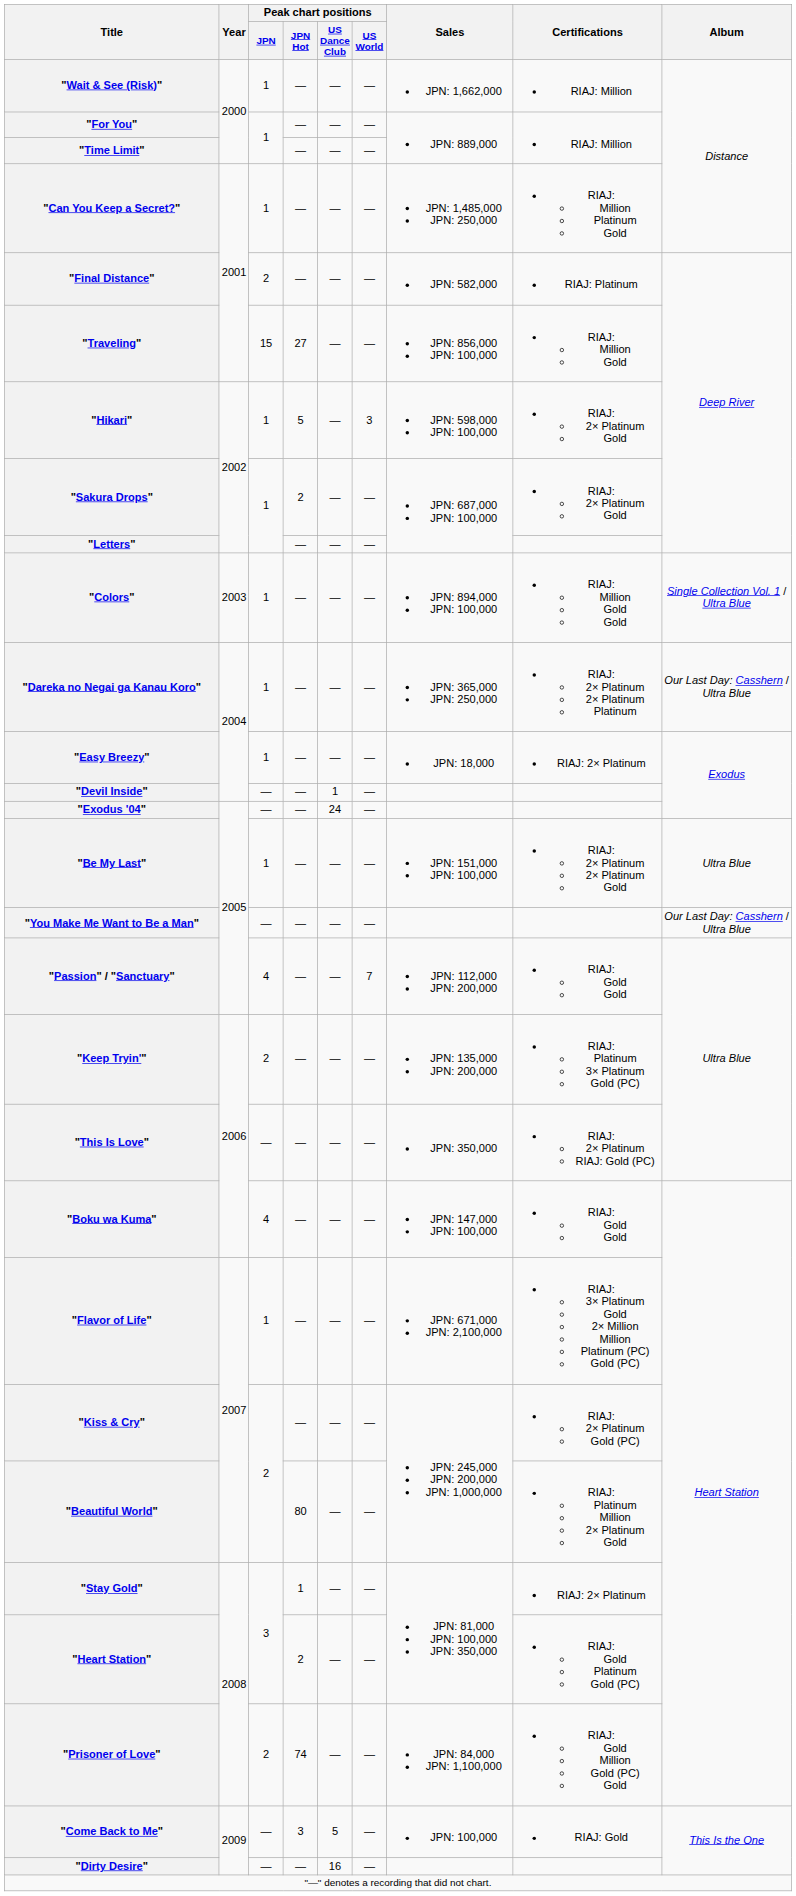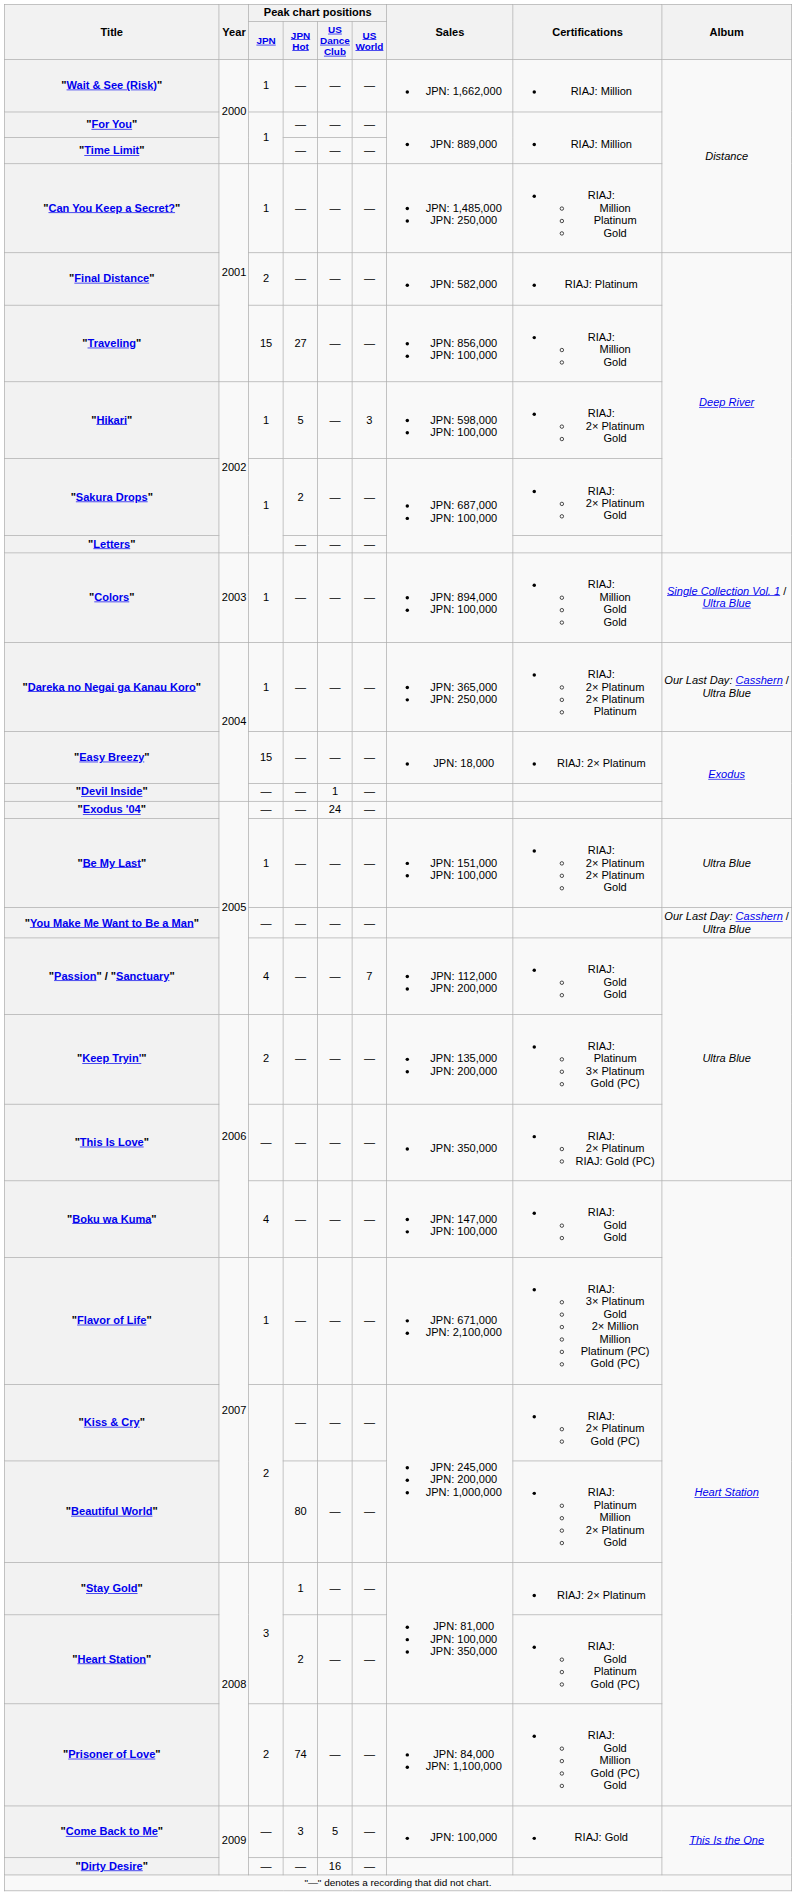(266, 757) 1 -> (266, 757) 15
